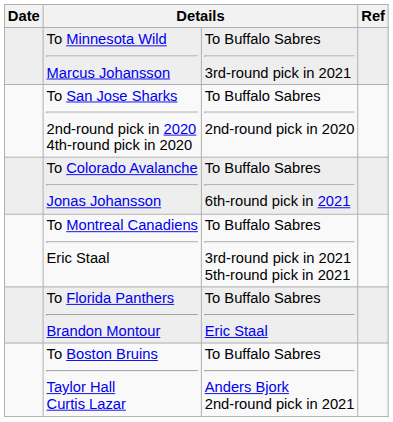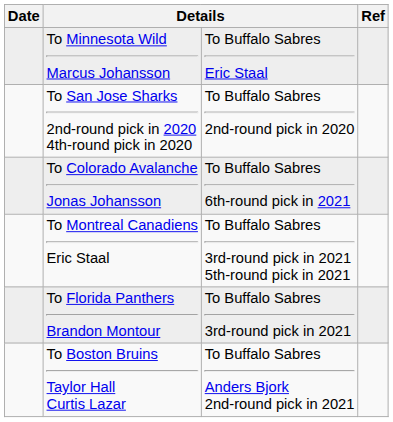(280, 56) To Buffalo Sabres 3rd-round pick in 2021 -> (280, 56) To Buffalo Sabres Eric Staal
(280, 315) To Buffalo Sabres Eric Staal -> (280, 315) To Buffalo Sabres 3rd-round pick in 2021
